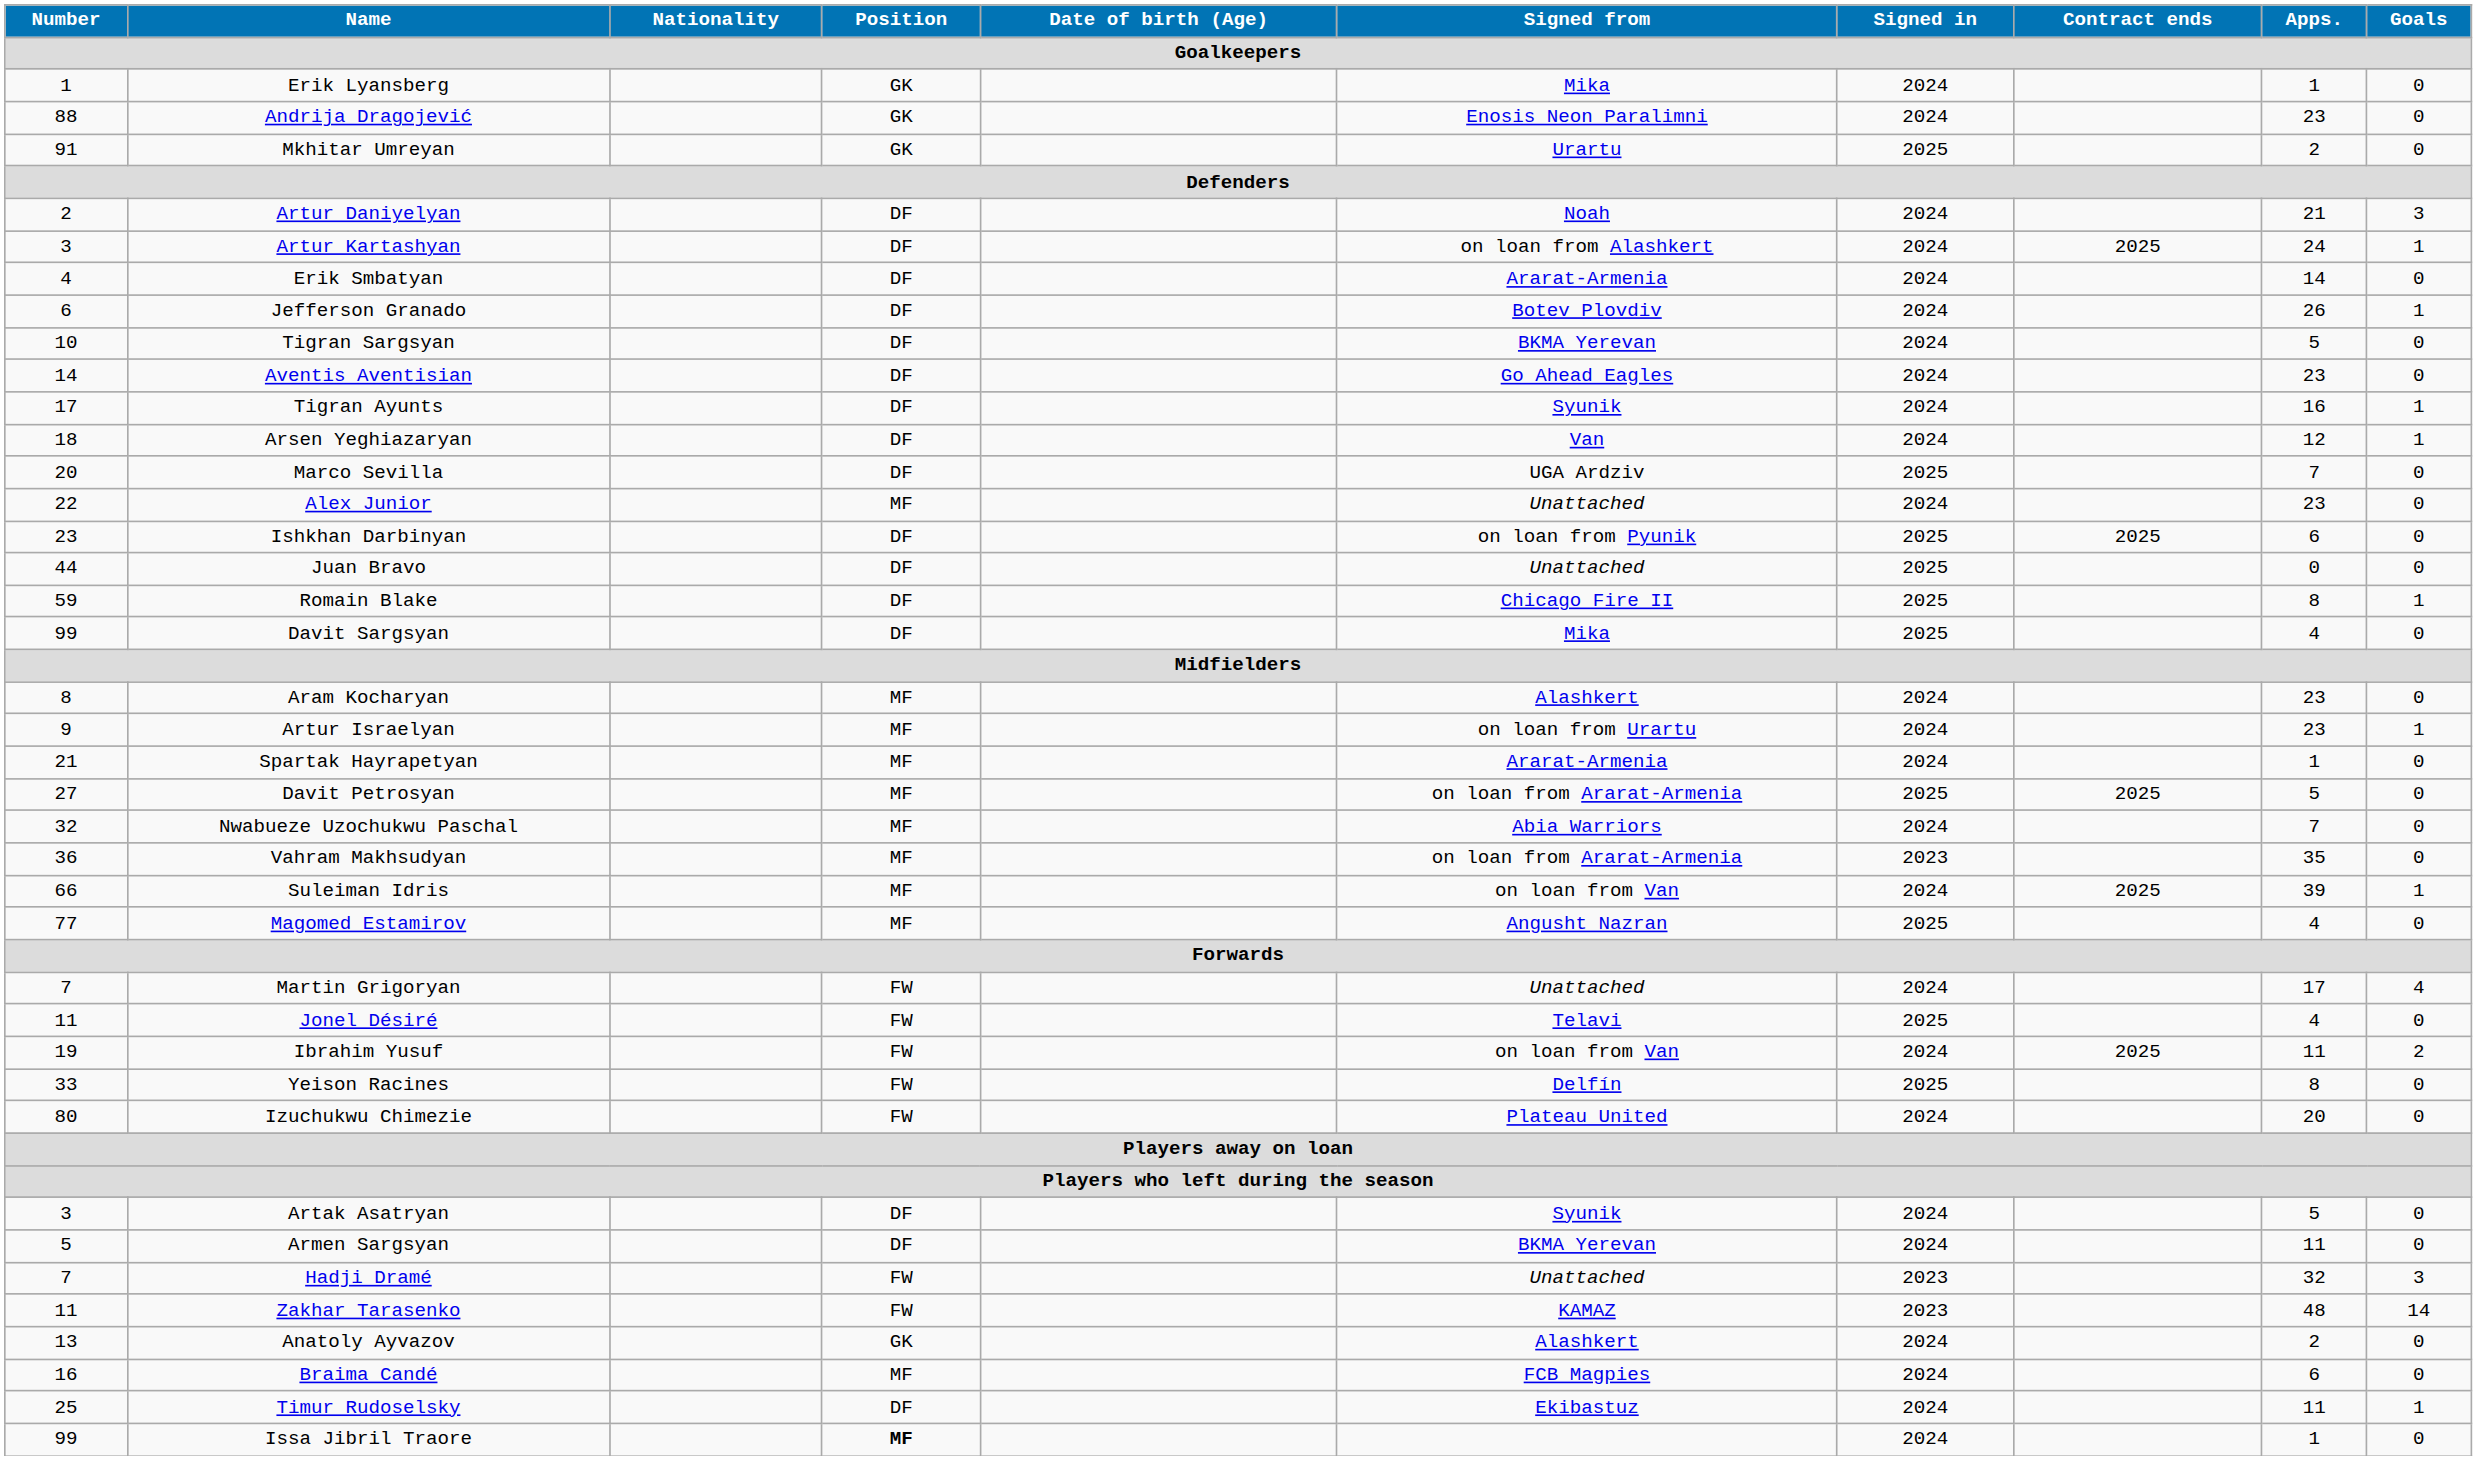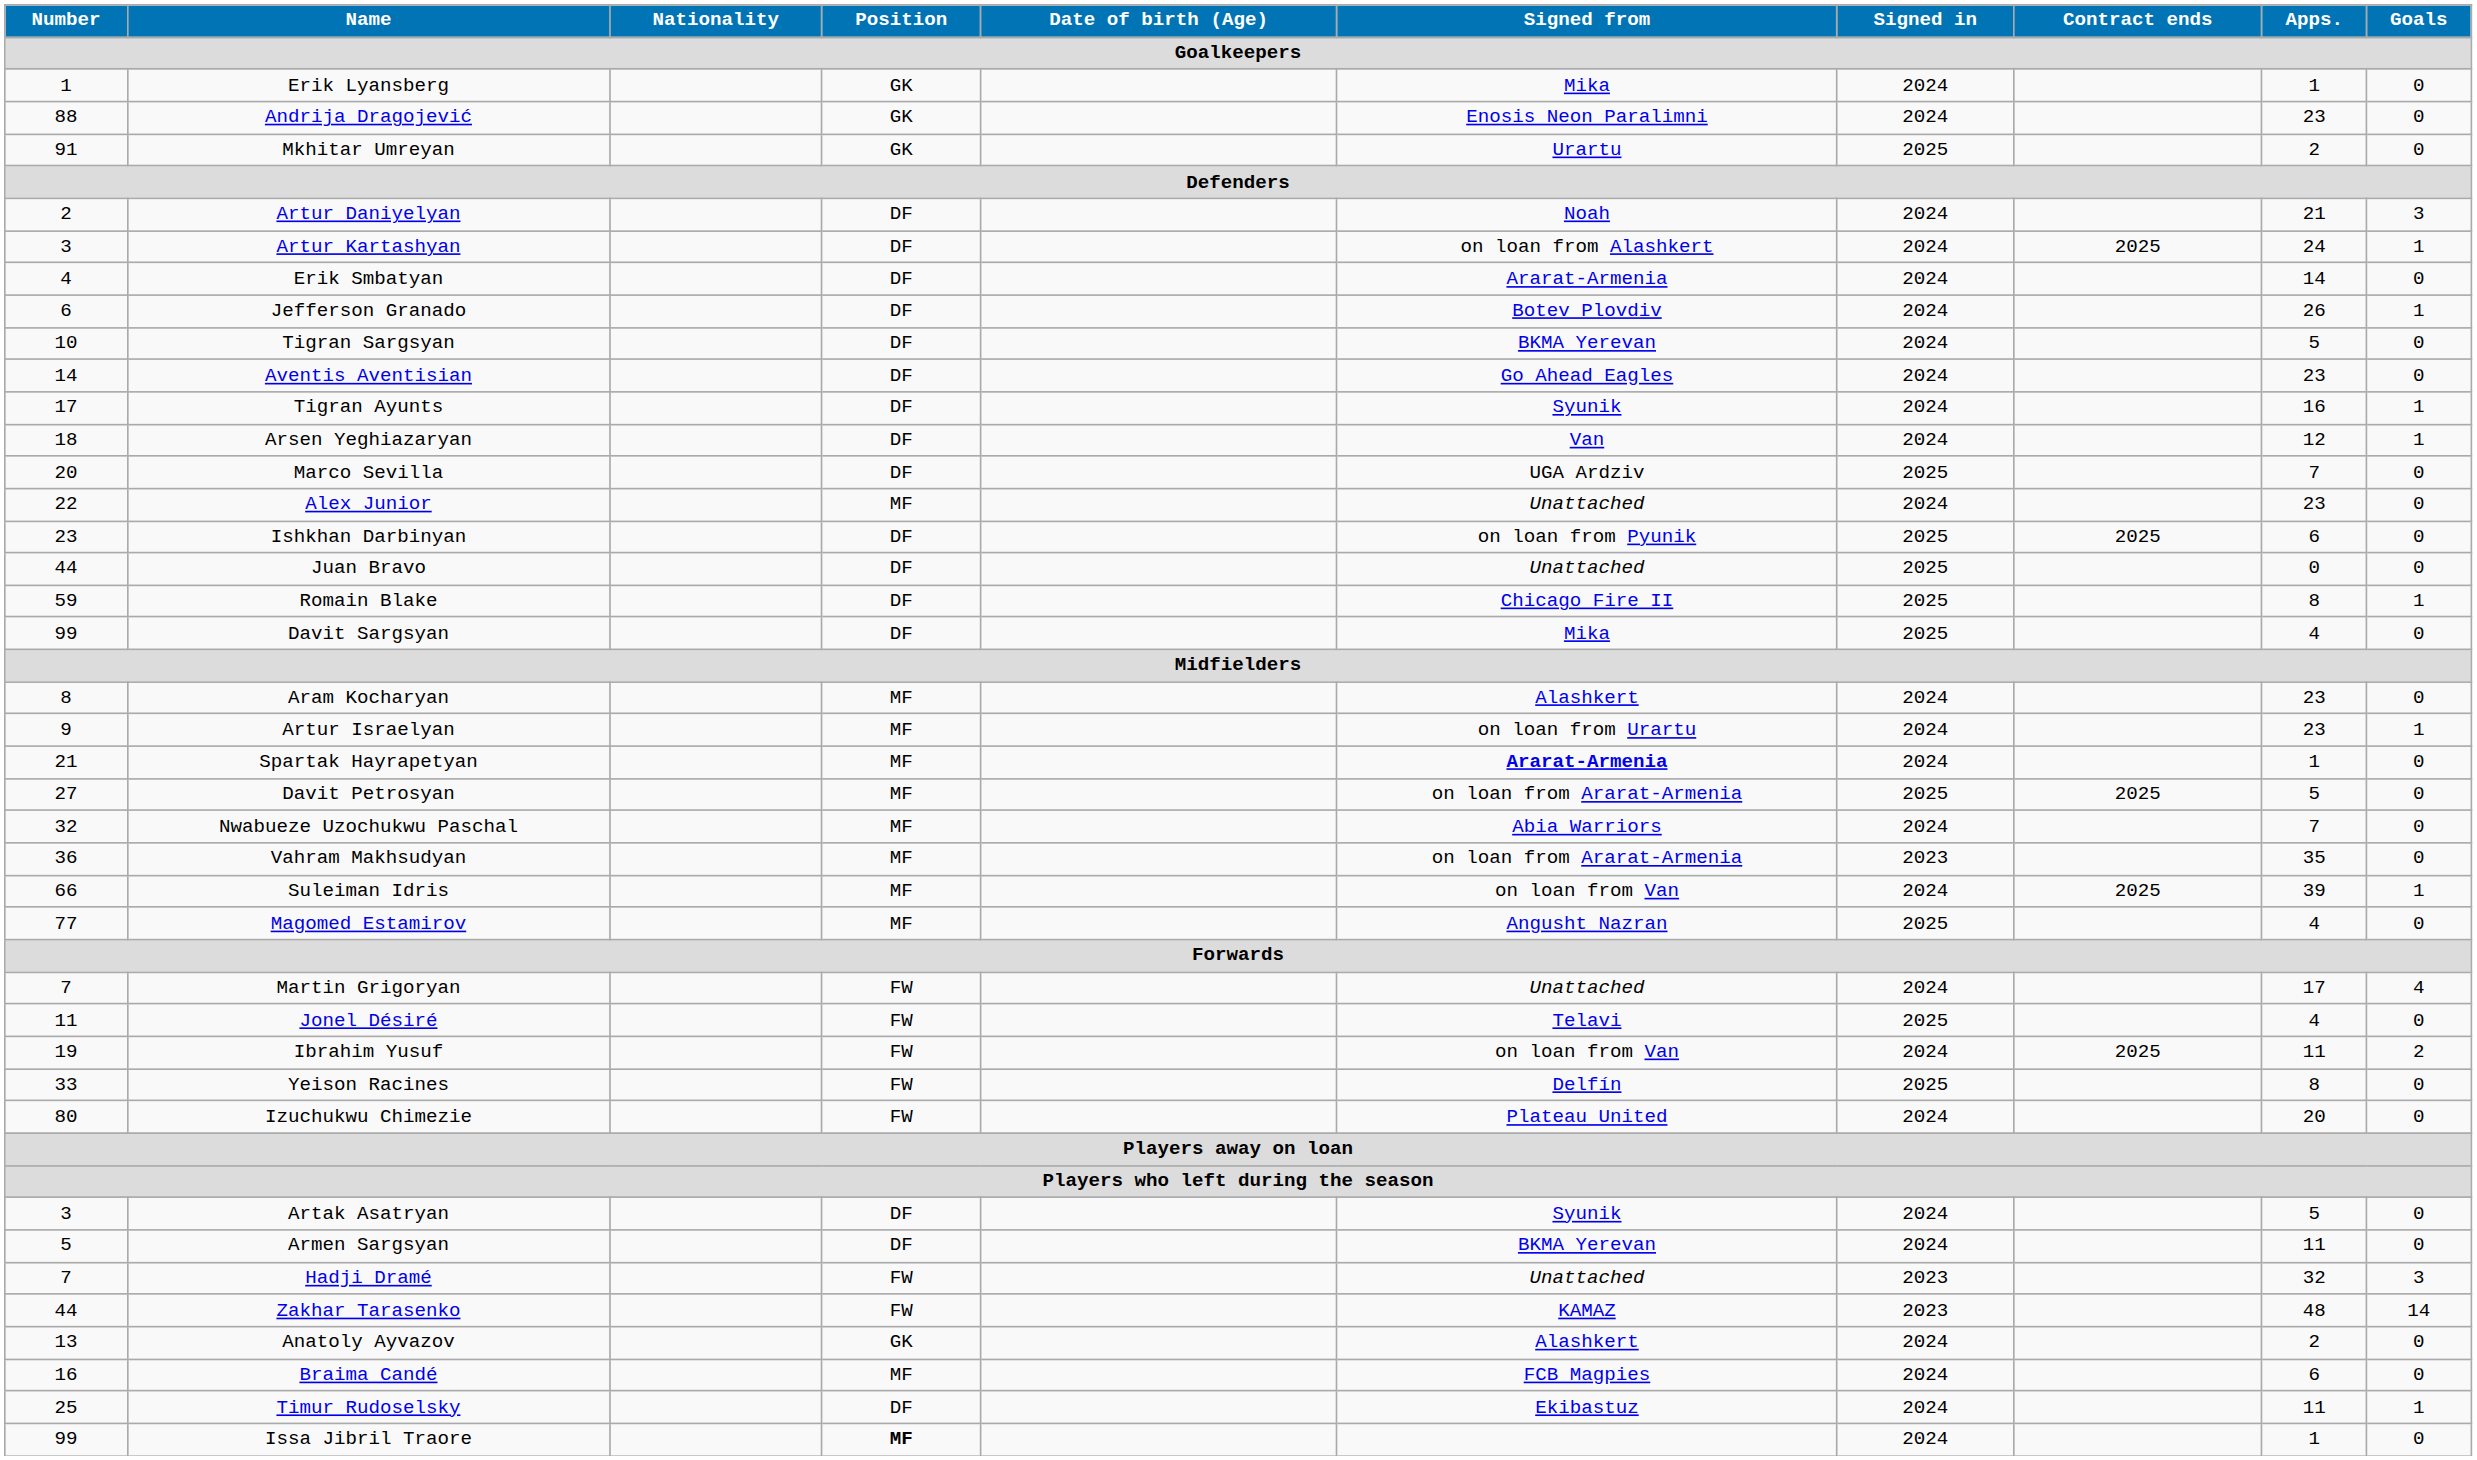(1587, 762) normal -> (1587, 762) bold
(66, 1310) 11 -> (66, 1310) 44
